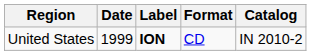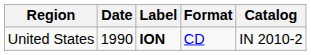(117, 38) 1999 -> (117, 38) 1990
